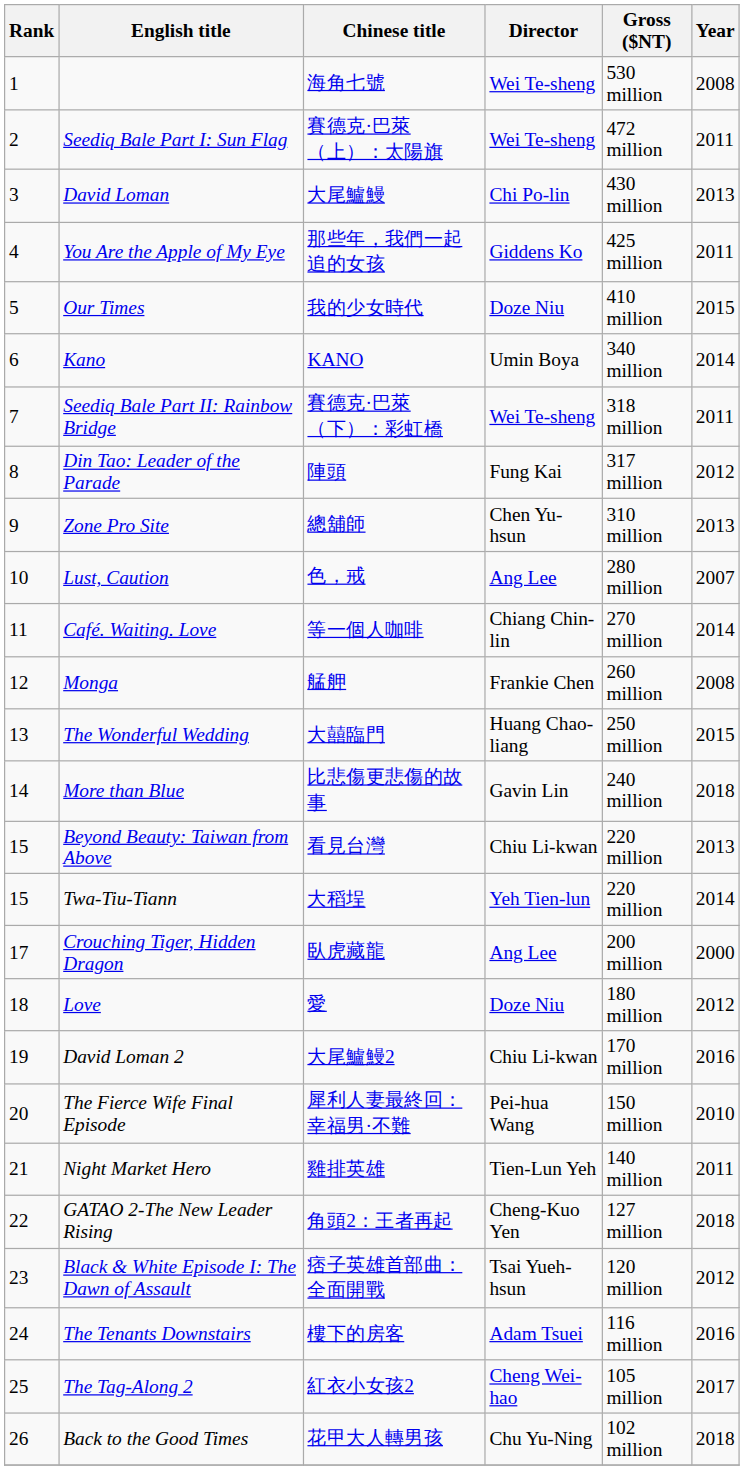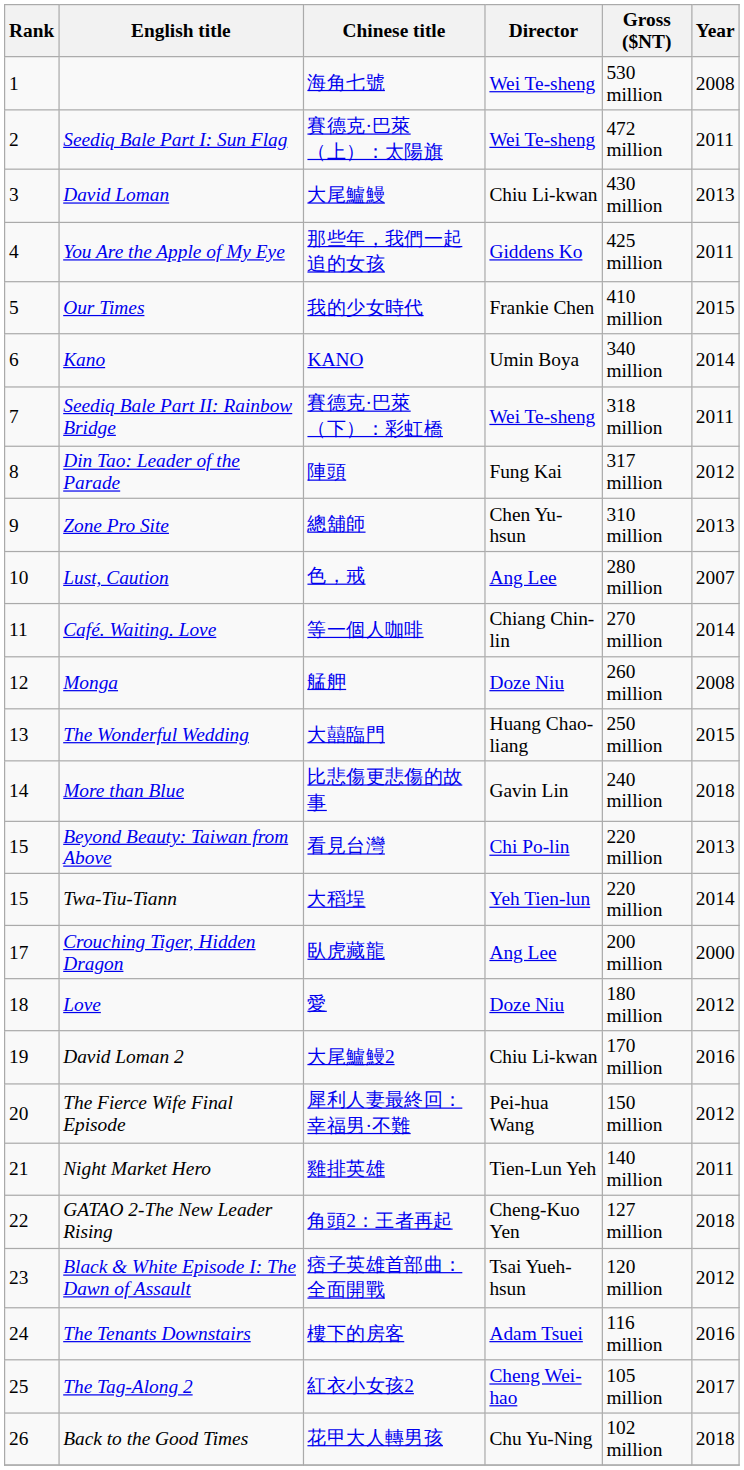(529, 195) Chi Po-lin -> (543, 195) Chiu Li-kwan
(527, 307) Doze Niu -> (542, 307) Frankie Chen
(542, 682) Frankie Chen -> (527, 682) Doze Niu
(543, 847) Chiu Li-kwan -> (529, 847) Chi Po-lin
(715, 1113) 2010 -> (715, 1113) 2012
